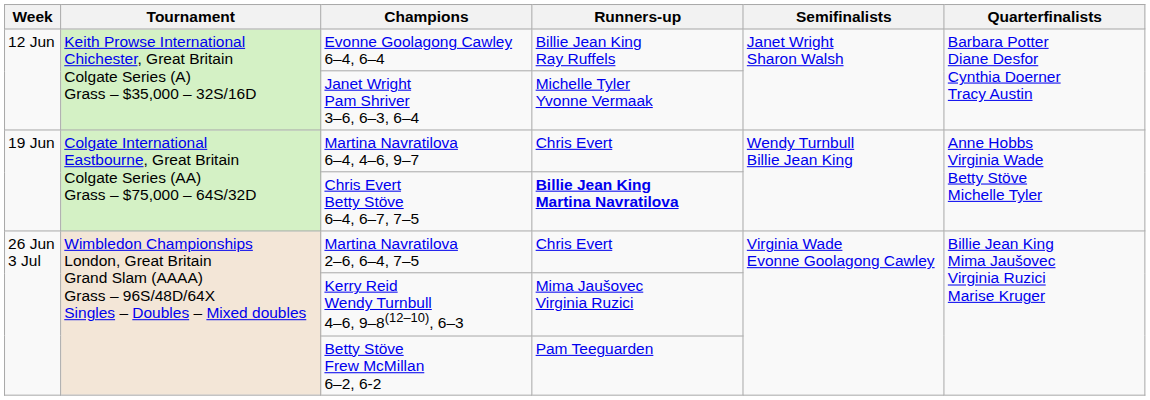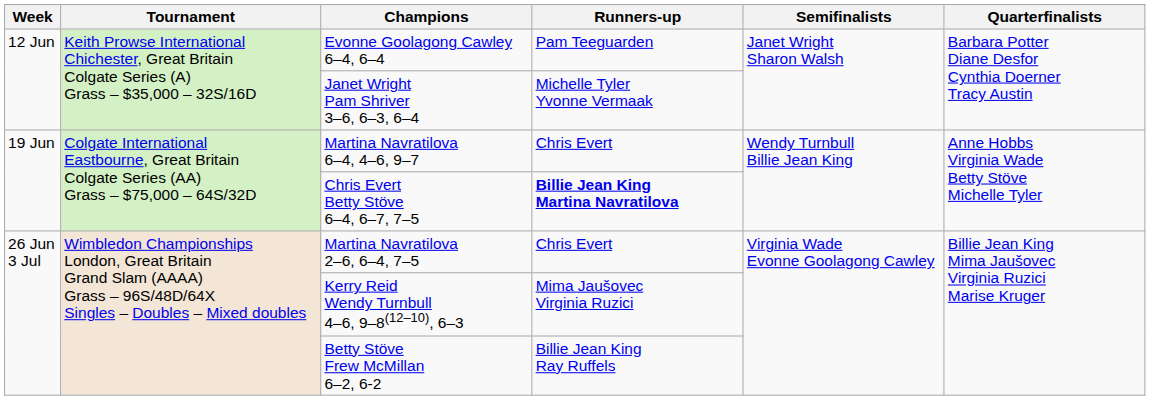(589, 50) Billie Jean King Ray Ruffels -> (595, 42) Pam Teeguarden
(595, 348) Pam Teeguarden -> (589, 357) Billie Jean King Ray Ruffels
